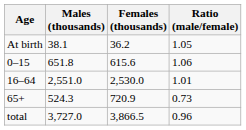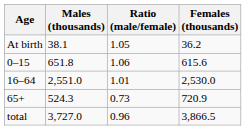columns swapped: (138, 19) <-> (205, 19)
